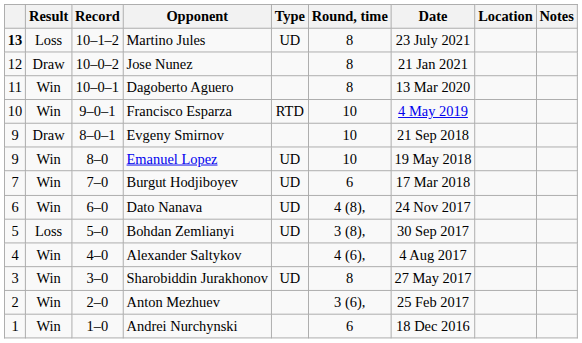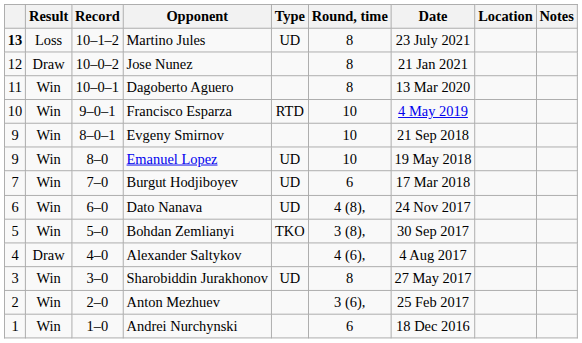(49, 135) Draw -> (49, 135) Win
(49, 230) Loss -> (49, 230) Win
(290, 230) UD -> (290, 230) TKO
(49, 254) Win -> (49, 254) Draw
